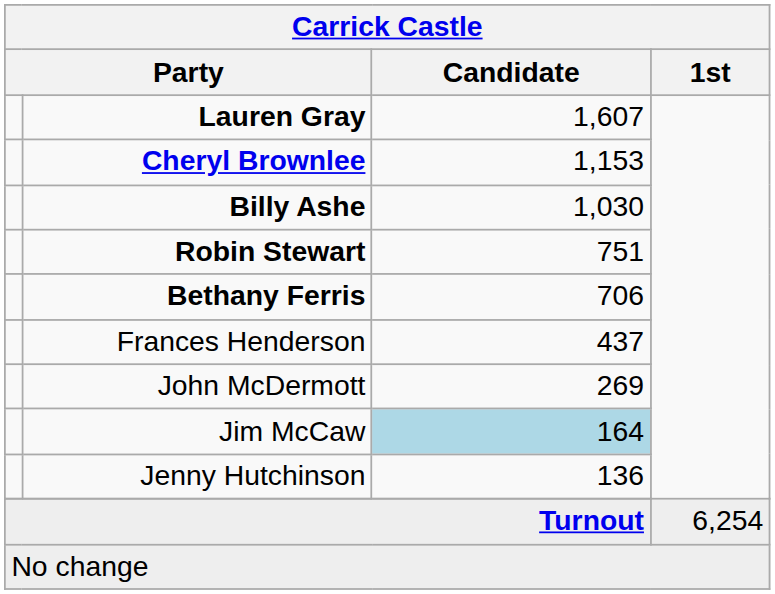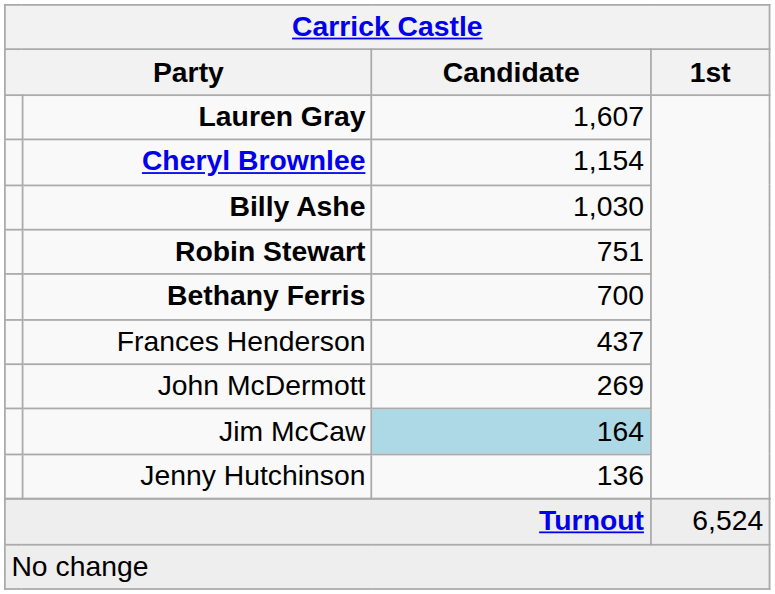(609, 161) 1,153 -> (609, 161) 1,154
(620, 296) 706 -> (620, 296) 700
(728, 521) 6,254 -> (728, 521) 6,524
